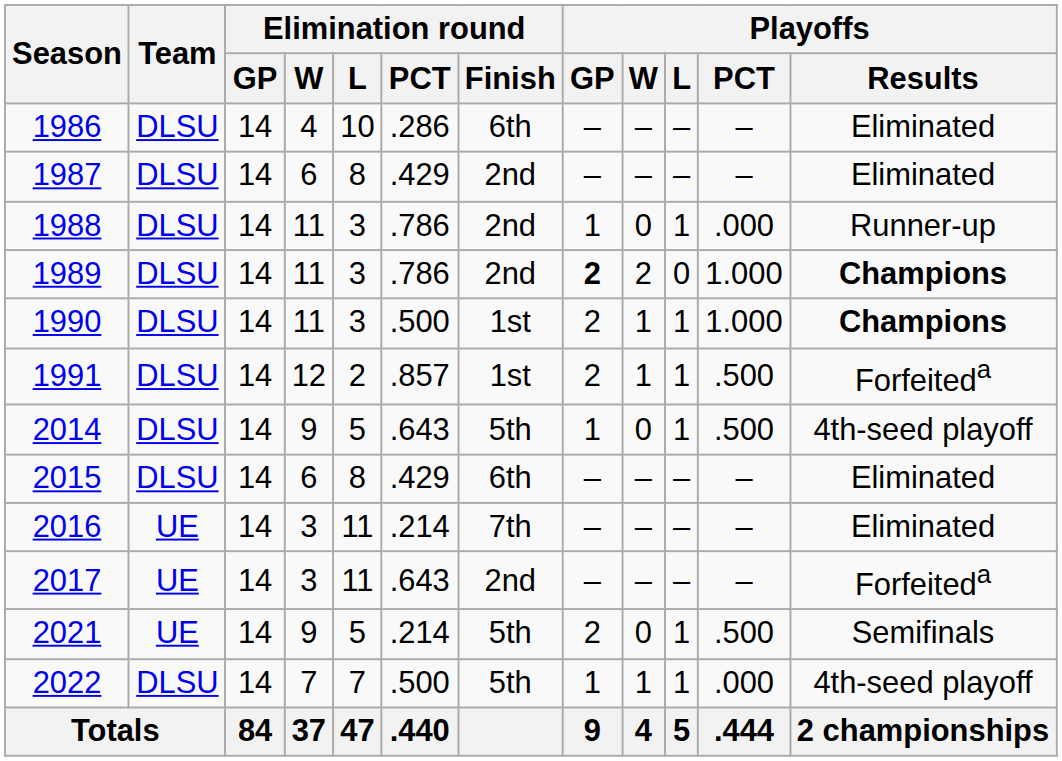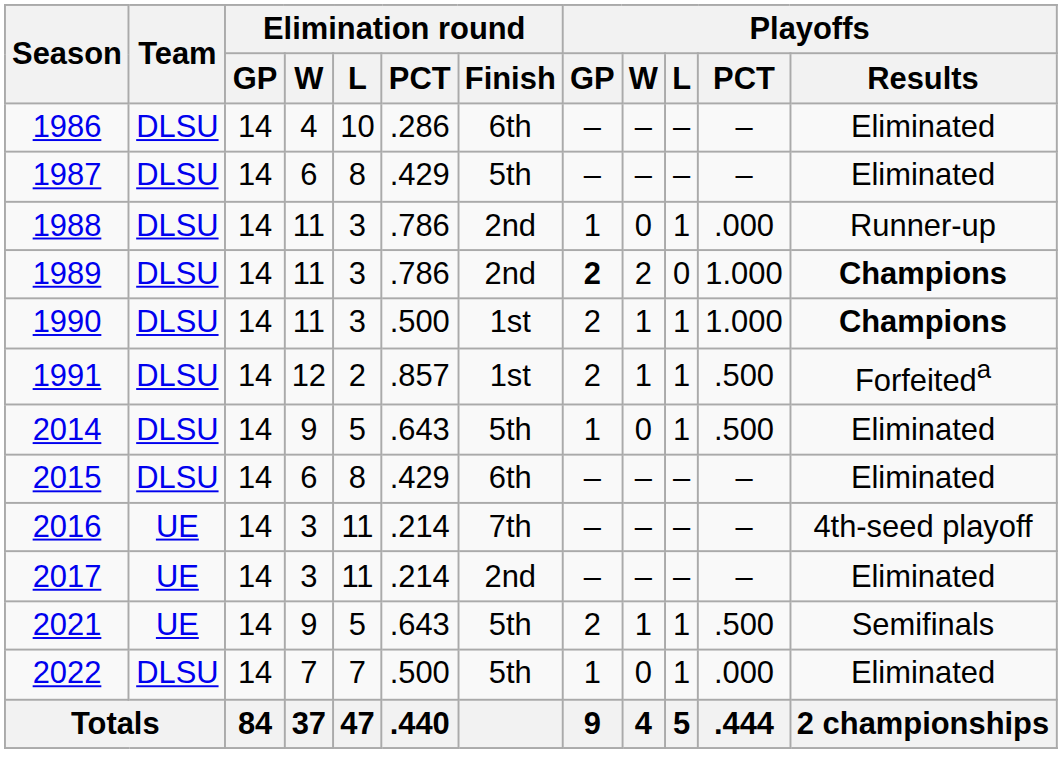(510, 175) 2nd -> (510, 175) 5th
(923, 429) 4th-seed playoff -> (923, 429) Eliminated
(923, 527) Eliminated -> (923, 527) 4th-seed playoff
(420, 580) .643 -> (420, 576) .214
(923, 580) Forfeiteda -> (923, 576) Eliminated
(420, 633) .214 -> (420, 625) .643
(643, 633) 0 -> (643, 625) 1
(643, 682) 1 -> (643, 673) 0
(923, 682) 4th-seed playoff -> (923, 673) Eliminated
